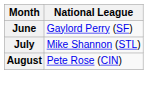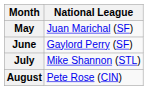+ row: (24, 28)
